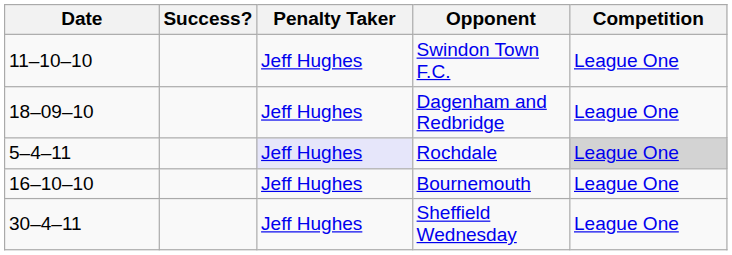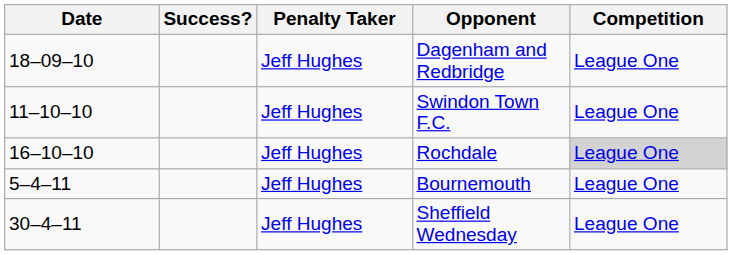rows swapped: (482, 112) <-> (478, 60)
(40, 153) 5–4–11 -> (51, 153) 16–10–10
(312, 153) lavender background -> (312, 153) no background
(51, 183) 16–10–10 -> (40, 183) 5–4–11
